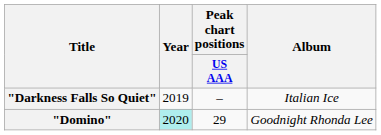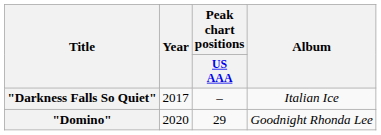(176, 98) 2019 -> (176, 98) 2017
(176, 119) paleturquoise background -> (176, 119) no background
